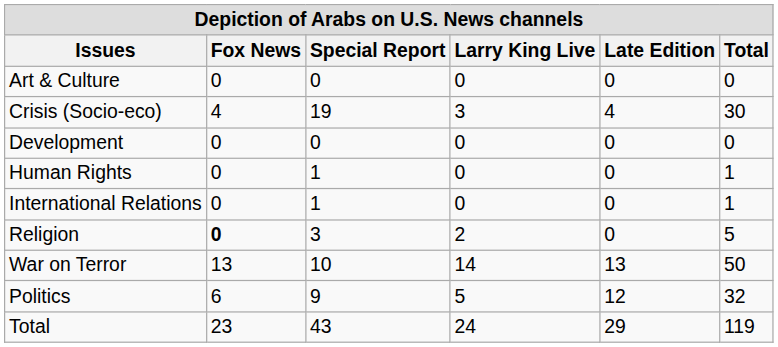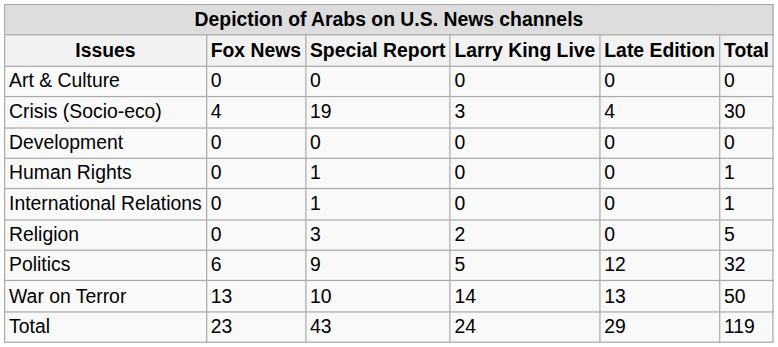(216, 234) bold -> (216, 234) normal
rows swapped: (40, 296) <-> (68, 265)
